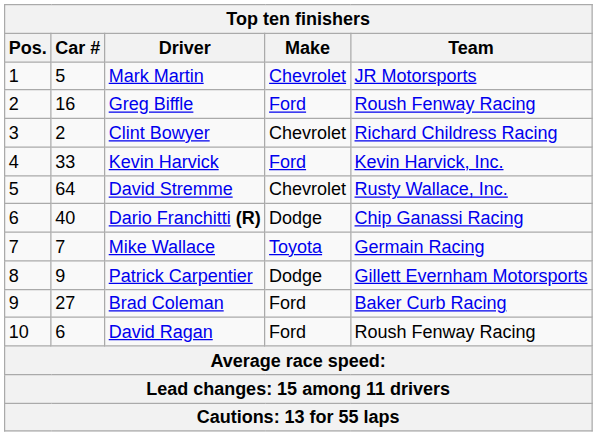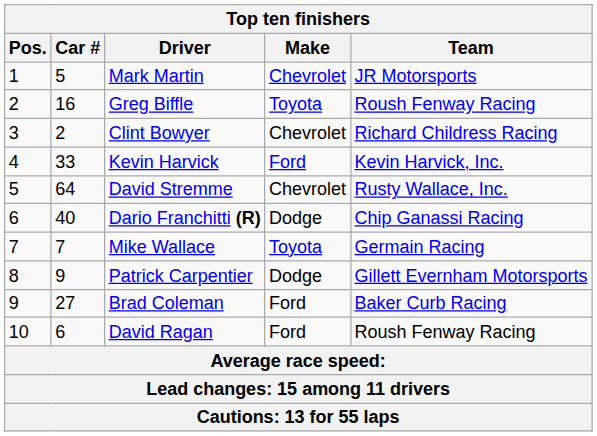(288, 105) Ford -> (296, 105) Toyota
